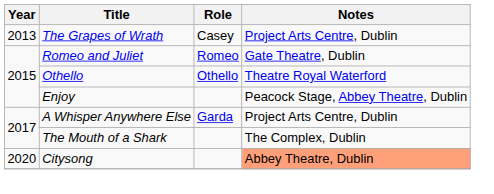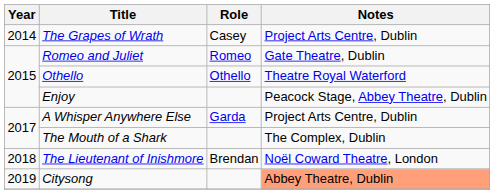(22, 35) 2013 -> (22, 35) 2014
+ row: (123, 158)
(22, 158) 2020 -> (22, 179) 2019
